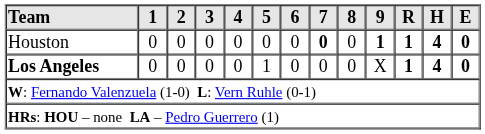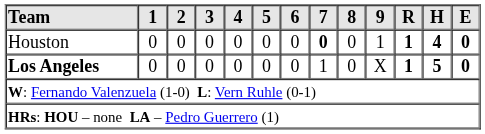(380, 42) bold -> (380, 42) normal
(266, 66) 1 -> (266, 66) 0
(323, 66) 0 -> (323, 66) 1
(437, 66) 4 -> (437, 66) 5
